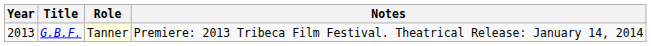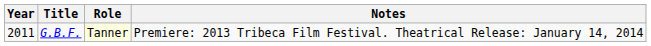(21, 32) 2013 -> (21, 32) 2011
